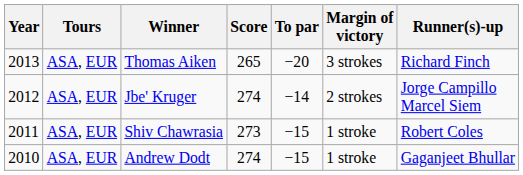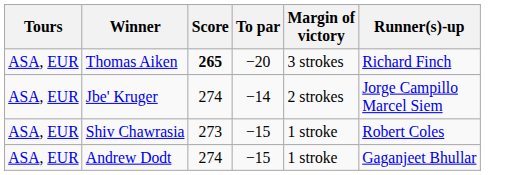- column: (24, 26)
(249, 61) normal -> (210, 61) bold
